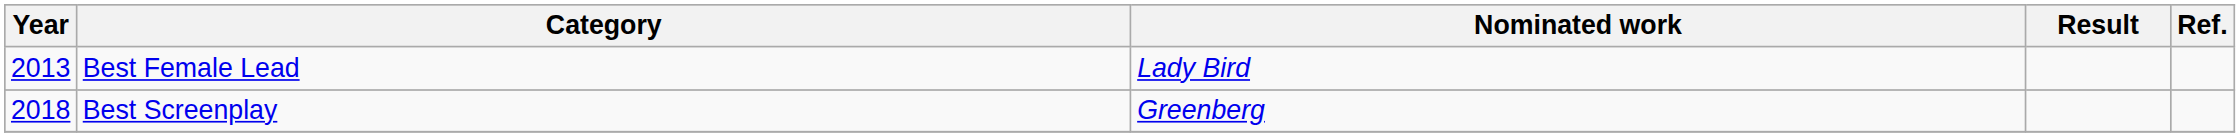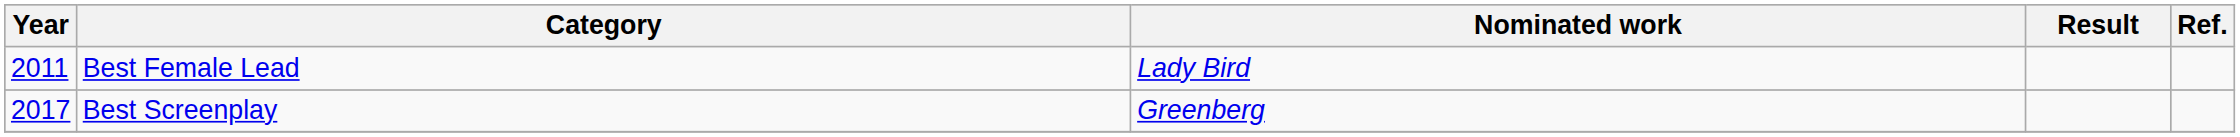(41, 68) 2013 -> (40, 68) 2011
(41, 110) 2018 -> (41, 110) 2017
